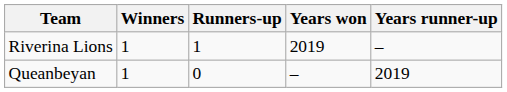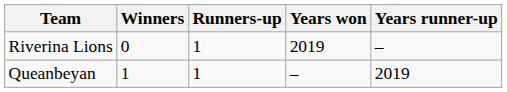(125, 45) 1 -> (125, 45) 0
(197, 73) 0 -> (197, 73) 1
